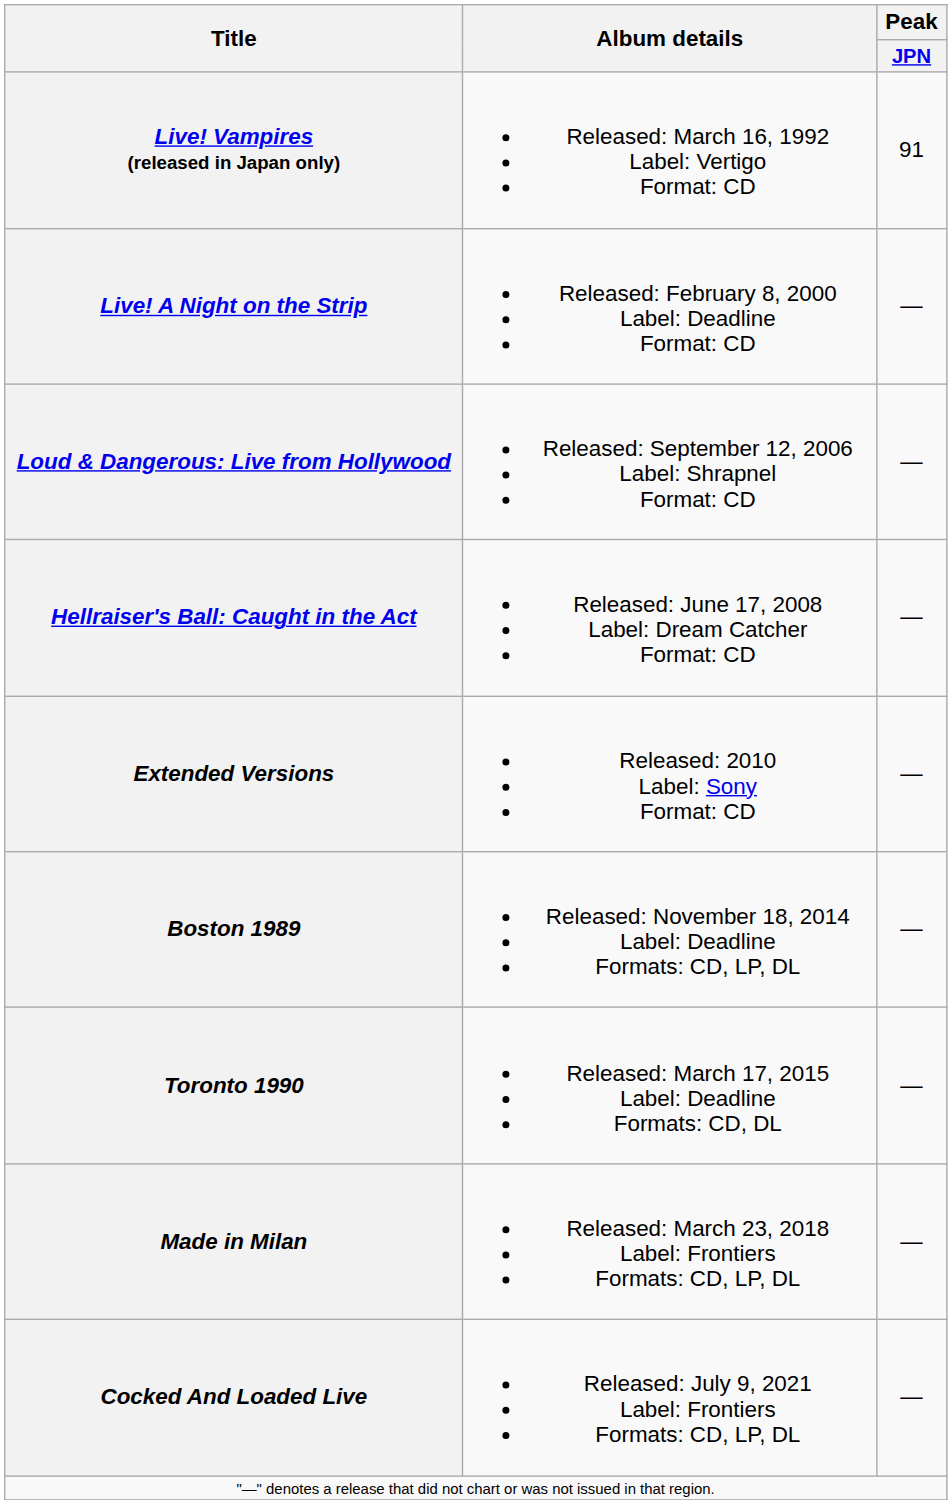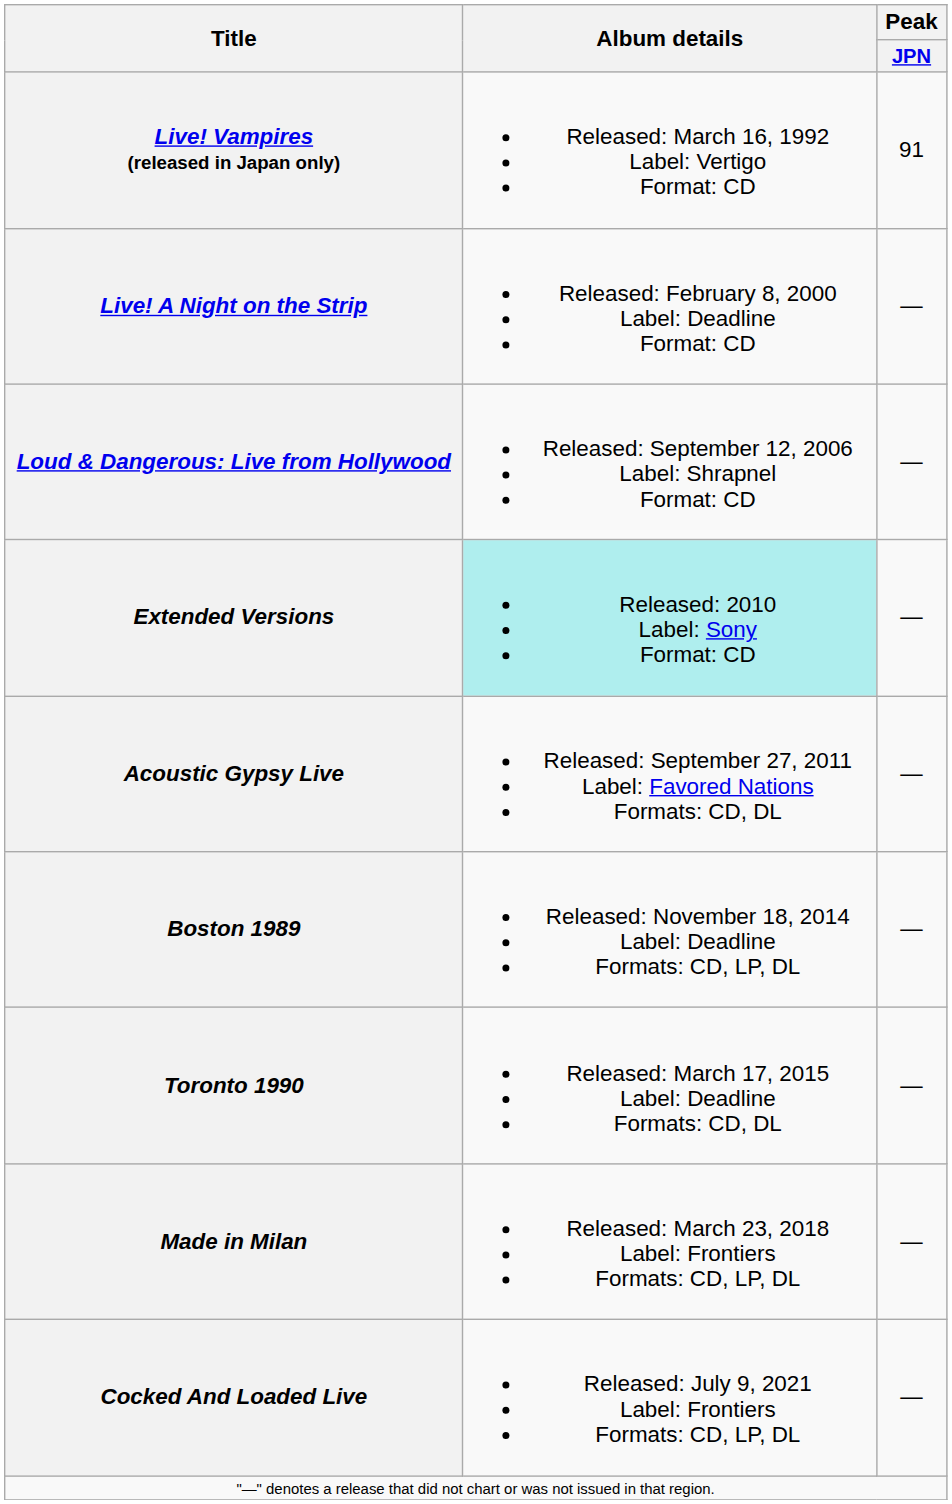- row: (234, 617)
(670, 786) no background -> (670, 630) paleturquoise background
+ row: (234, 773)
